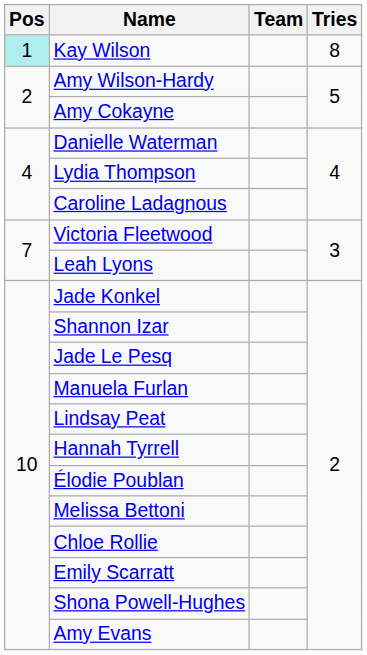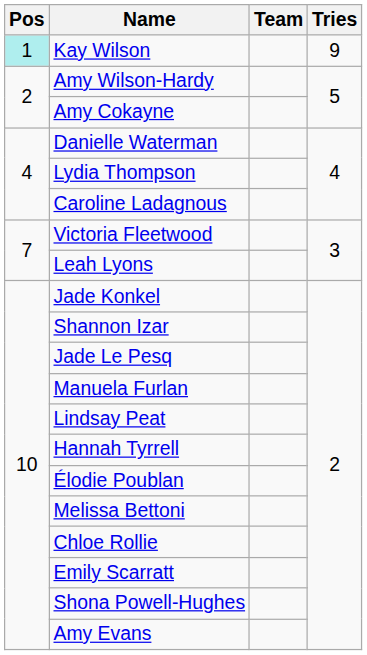(335, 50) 8 -> (335, 50) 9
